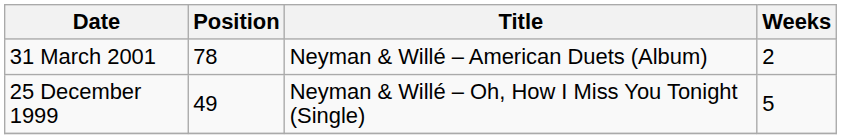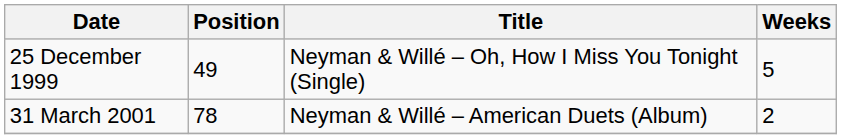rows swapped: (76, 103) <-> (83, 56)
